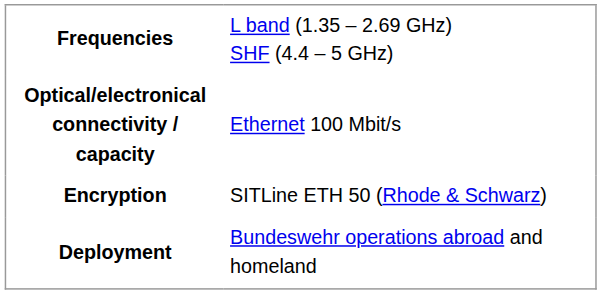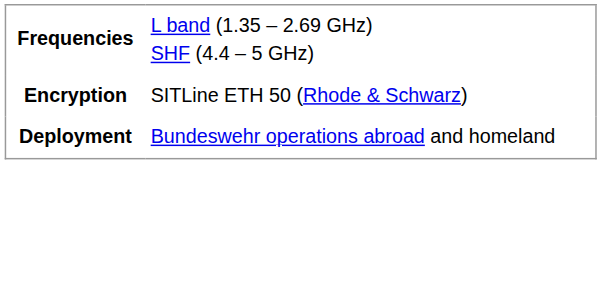- row: (115, 125)
